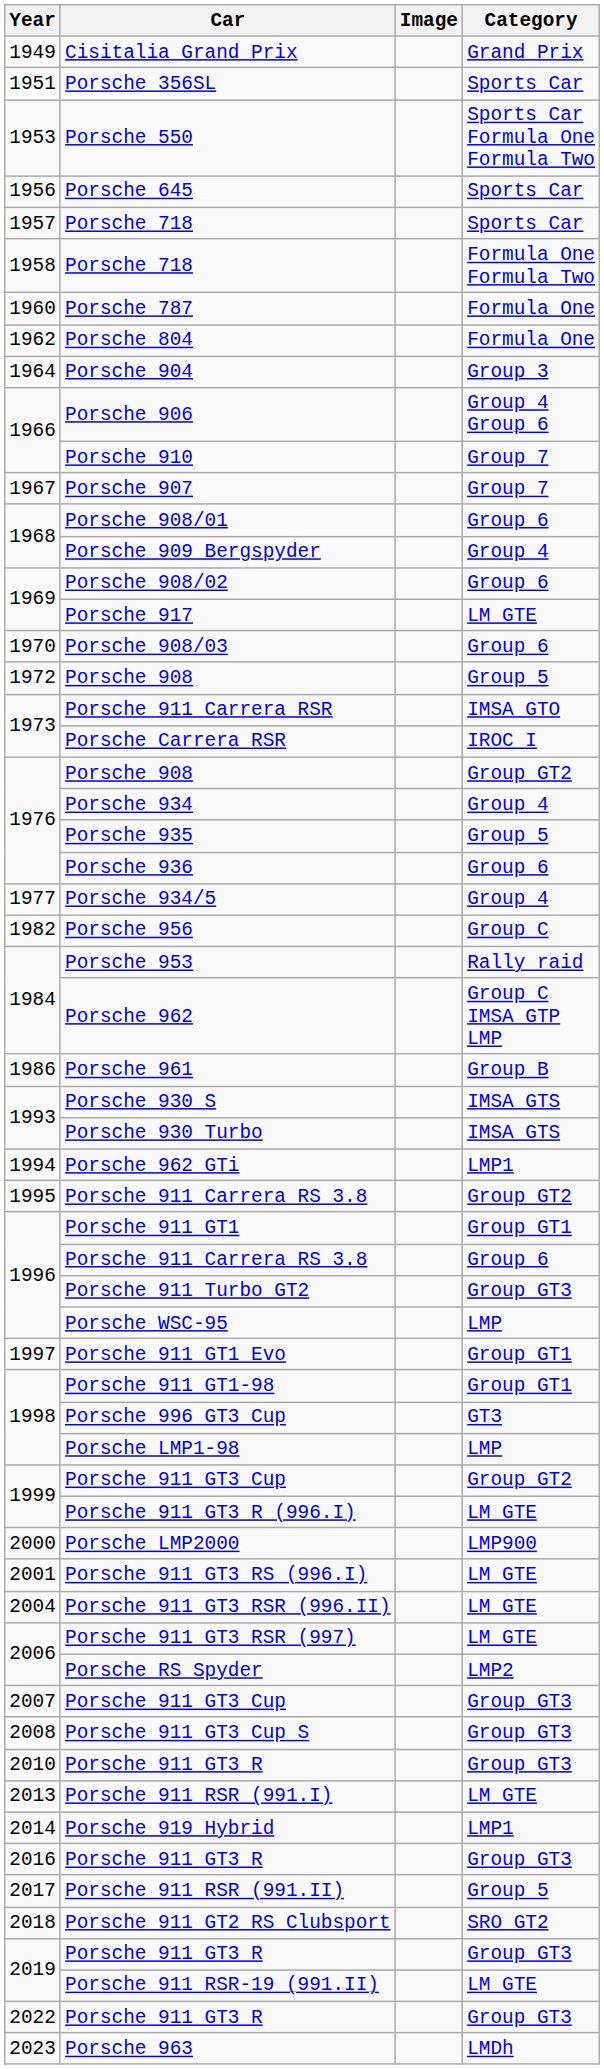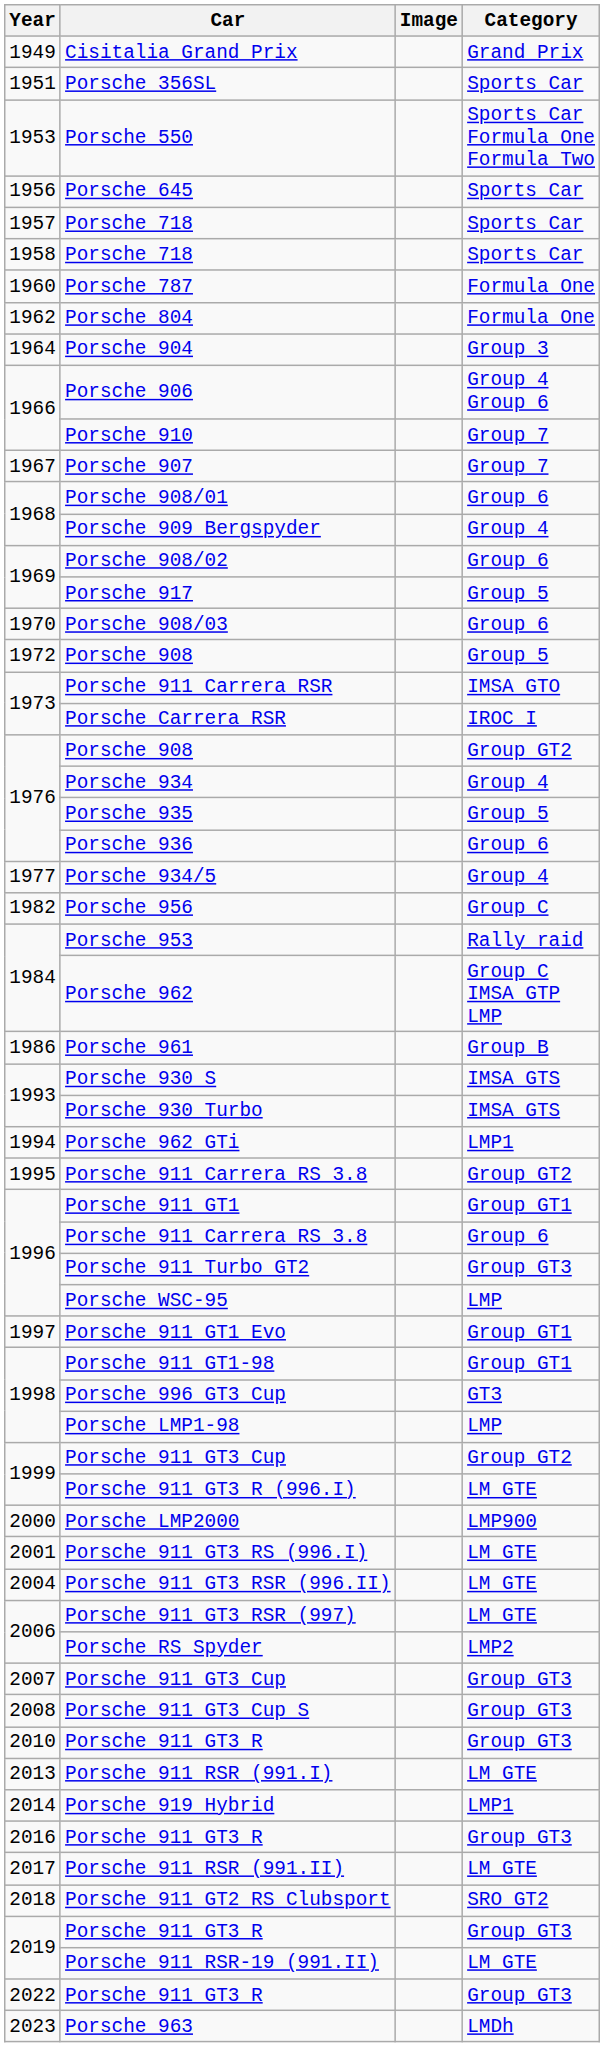(531, 266) Formula One Formula Two -> (525, 255) Sports Car
(502, 615) LM GTE -> (508, 593) Group 5
(508, 1891) Group 5 -> (502, 1869) LM GTE
